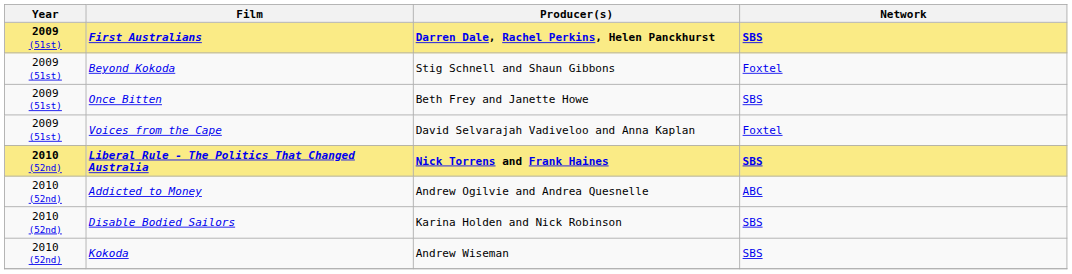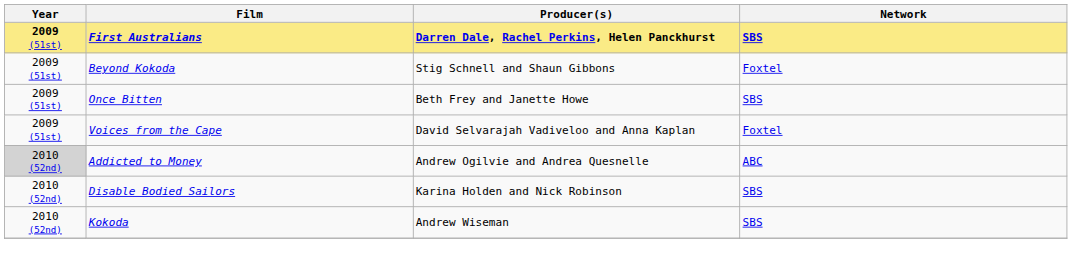- row: (222, 161)
(45, 192) no background -> (45, 161) lightgrey background
